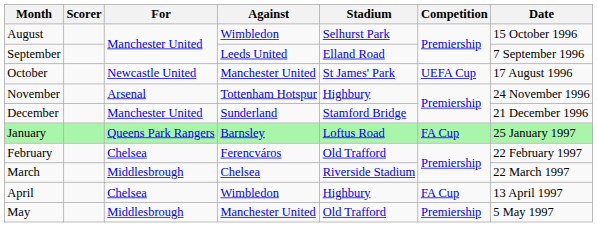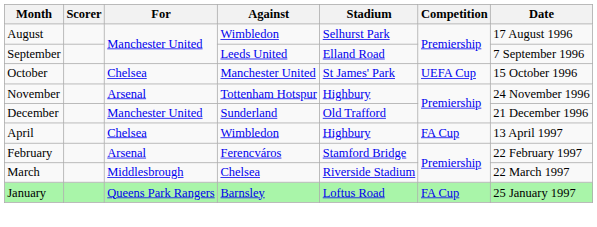(535, 34) 15 October 1996 -> (533, 34) 17 August 1996
(152, 73) Newcastle United -> (127, 73) Chelsea
(533, 73) 17 August 1996 -> (535, 73) 15 October 1996
(364, 113) Stamford Bridge -> (354, 113) Old Trafford
rows swapped: (27, 133) <-> (20, 192)
(127, 152) Chelsea -> (127, 152) Arsenal
(354, 152) Old Trafford -> (364, 152) Stamford Bridge
- row: (19, 212)
